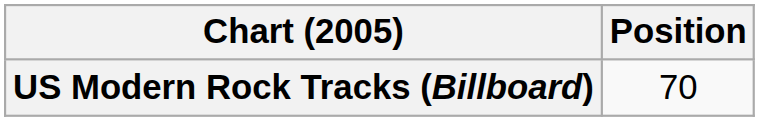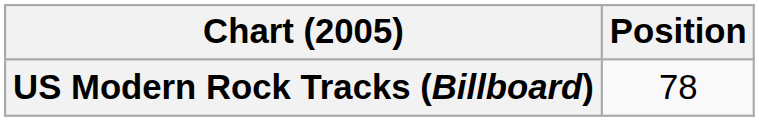(678, 87) 70 -> (678, 87) 78
